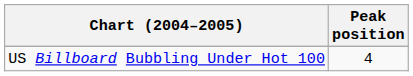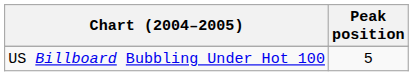(368, 59) 4 -> (368, 59) 5
